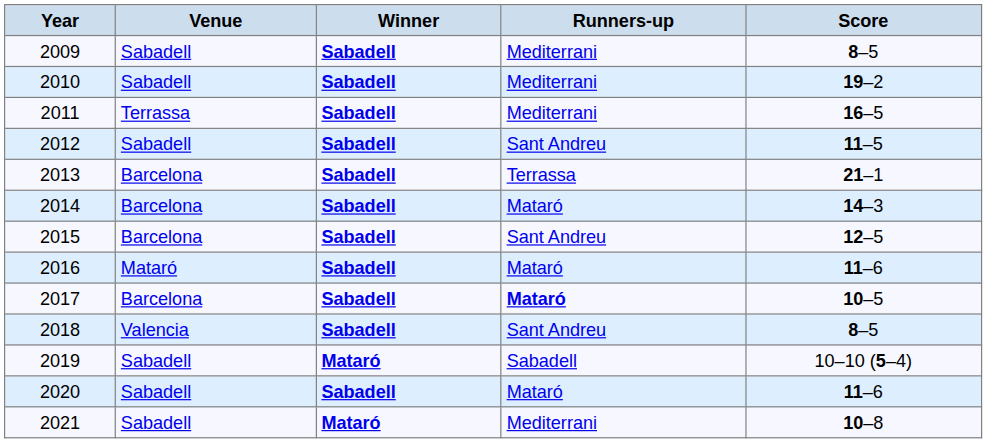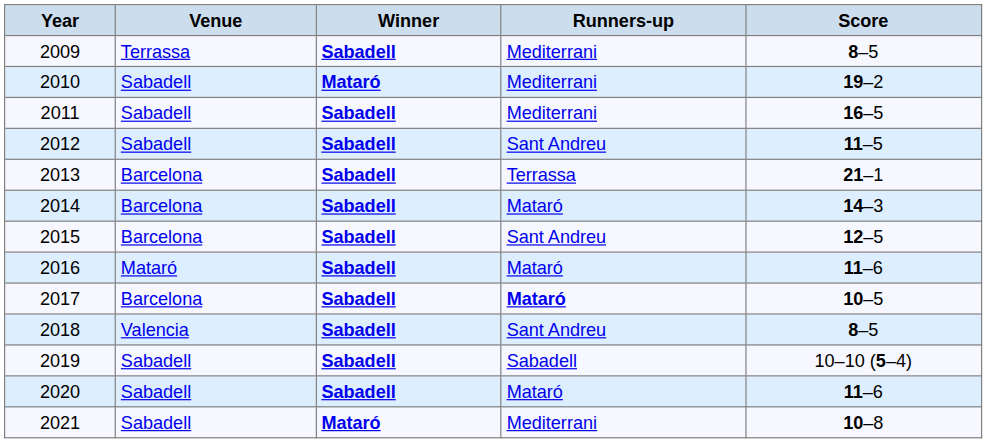(156, 51) Sabadell -> (156, 51) Terrassa
(359, 82) Sabadell -> (351, 82) Mataró
(156, 113) Terrassa -> (156, 113) Sabadell
(351, 360) Mataró -> (359, 360) Sabadell
